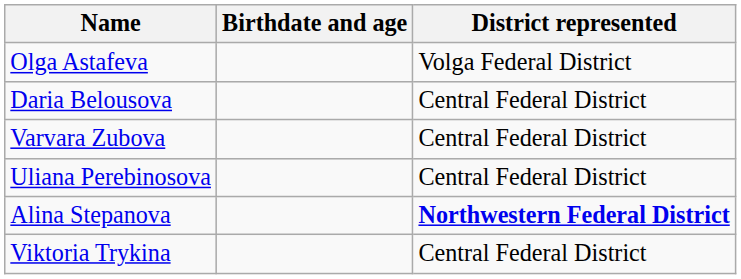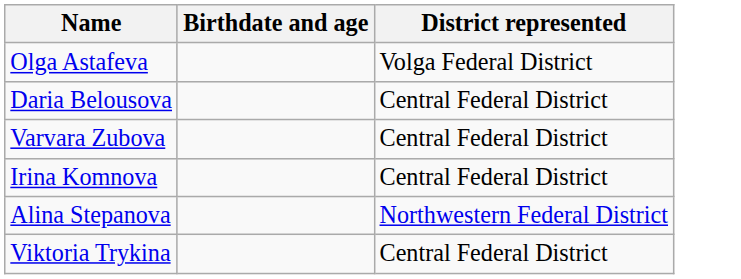+ row: (84, 176)
- row: (111, 176)
(574, 215) bold -> (524, 215) normal
